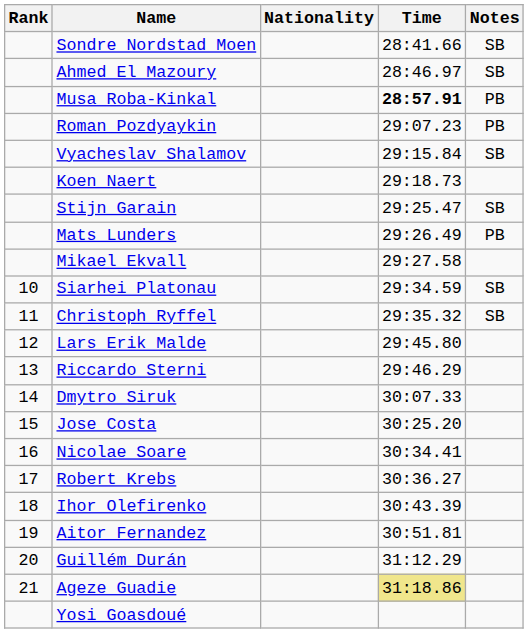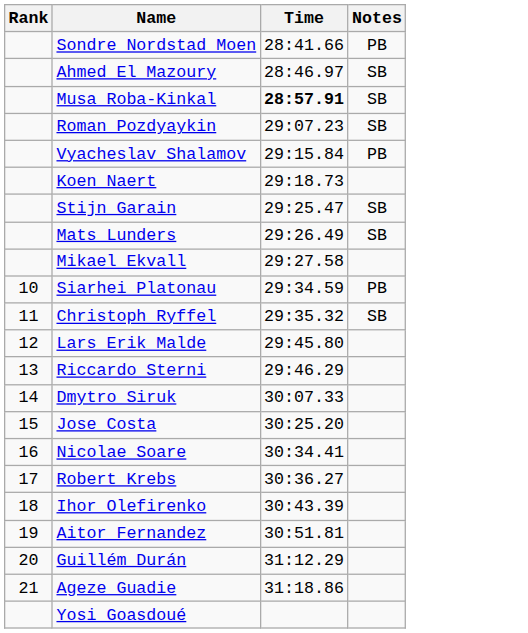- column: (319, 18)
(495, 45) SB -> (377, 45) PB
(495, 100) PB -> (377, 100) SB
(495, 127) PB -> (377, 127) SB
(495, 154) SB -> (377, 154) PB
(495, 235) PB -> (377, 235) SB
(495, 289) SB -> (377, 289) PB
(422, 588) khaki background -> (304, 588) no background
